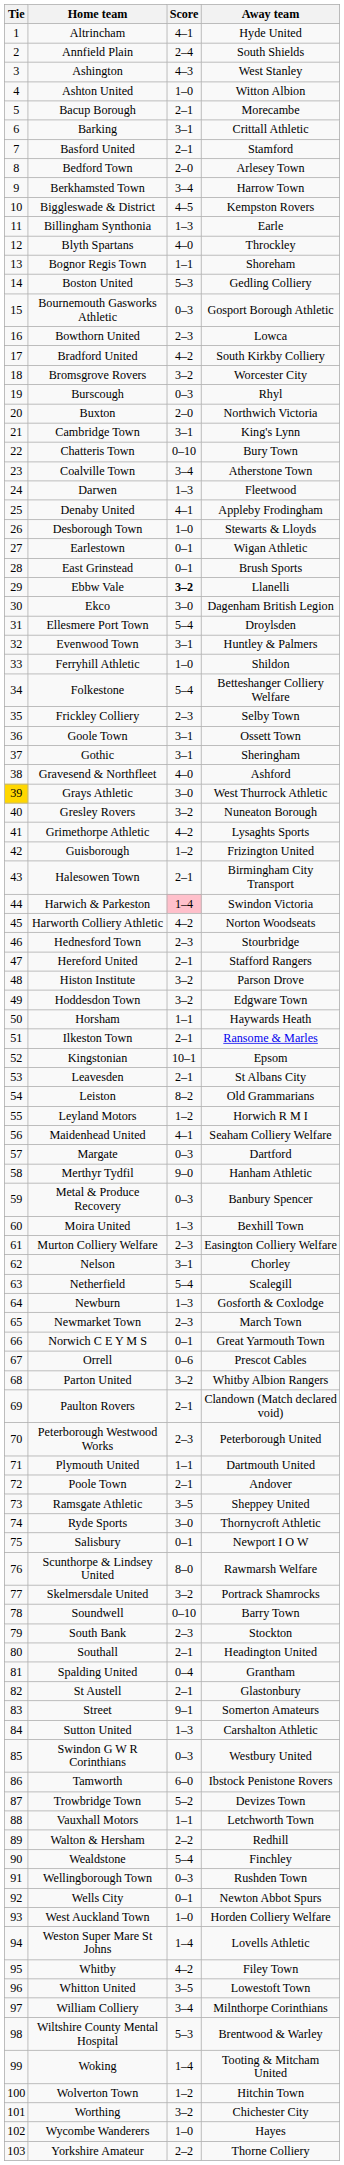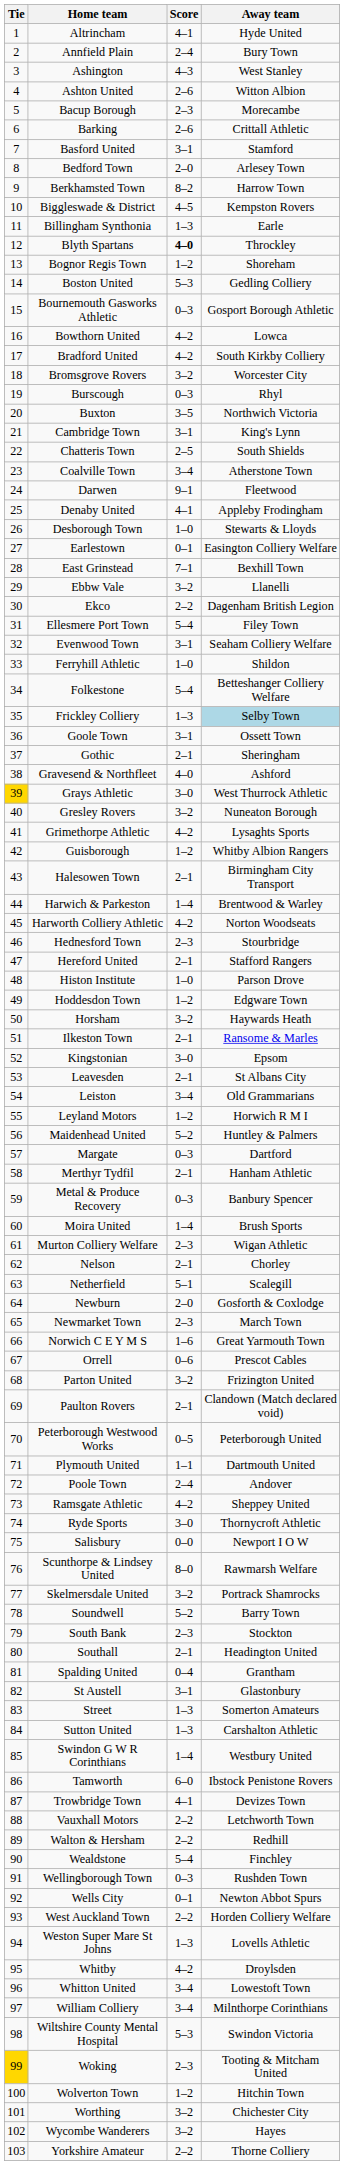(271, 52) South Shields -> (271, 52) Bury Town
(184, 91) 1–0 -> (184, 91) 2–6
(184, 110) 2–1 -> (184, 110) 2–3
(184, 129) 3–1 -> (184, 129) 2–6
(184, 149) 2–1 -> (184, 149) 3–1
(184, 187) 3–4 -> (184, 187) 8–2
(184, 245) normal -> (184, 245) bold
(184, 264) 1–1 -> (184, 264) 1–2
(184, 336) 2–3 -> (184, 336) 4–2
(184, 413) 2–0 -> (184, 413) 3–5
(184, 452) 0–10 -> (184, 452) 2–5
(271, 452) Bury Town -> (271, 452) South Shields
(184, 490) 1–3 -> (184, 490) 9–1
(271, 548) Wigan Athletic -> (271, 548) Easington Colliery Welfare
(184, 567) 0–1 -> (184, 567) 7–1
(271, 567) Brush Sports -> (271, 567) Bexhill Town
(184, 587) bold -> (184, 587) normal
(184, 606) 3–0 -> (184, 606) 2–2
(271, 625) Droylsden -> (271, 625) Filey Town
(271, 644) Huntley & Palmers -> (271, 644) Seaham Colliery Welfare
(184, 716) 2–3 -> (184, 716) 1–3
(271, 716) no background -> (271, 716) lightblue background
(184, 755) 3–1 -> (184, 755) 2–1
(271, 851) Frizington United -> (271, 851) Whitby Albion Rangers
(184, 903) pink background -> (184, 903) no background
(271, 903) Swindon Victoria -> (271, 903) Brentwood & Warley
(184, 980) 3–2 -> (184, 980) 1–0
(184, 1000) 3–2 -> (184, 1000) 1–2
(184, 1019) 1–1 -> (184, 1019) 3–2
(184, 1058) 10–1 -> (184, 1058) 3–0
(184, 1096) 8–2 -> (184, 1096) 3–4
(184, 1135) 4–1 -> (184, 1135) 5–2
(271, 1135) Seaham Colliery Welfare -> (271, 1135) Huntley & Palmers
(184, 1173) 9–0 -> (184, 1173) 2–1
(184, 1225) 1–3 -> (184, 1225) 1–4
(271, 1225) Bexhill Town -> (271, 1225) Brush Sports
(271, 1245) Easington Colliery Welfare -> (271, 1245) Wigan Athletic
(184, 1264) 3–1 -> (184, 1264) 2–1
(184, 1283) 5–4 -> (184, 1283) 5–1
(184, 1303) 1–3 -> (184, 1303) 2–0
(184, 1341) 0–1 -> (184, 1341) 1–6
(271, 1380) Whitby Albion Rangers -> (271, 1380) Frizington United
(184, 1439) 2–3 -> (184, 1439) 0–5
(184, 1484) 2–1 -> (184, 1484) 2–4
(184, 1504) 3–5 -> (184, 1504) 4–2
(184, 1542) 0–1 -> (184, 1542) 0–0
(184, 1614) 0–10 -> (184, 1614) 5–2
(184, 1691) 2–1 -> (184, 1691) 3–1
(184, 1710) 9–1 -> (184, 1710) 1–3
(184, 1755) 0–3 -> (184, 1755) 1–4
(184, 1801) 5–2 -> (184, 1801) 4–1
(184, 1820) 1–1 -> (184, 1820) 2–2
(184, 1917) 1–0 -> (184, 1917) 2–2
(184, 1943) 1–4 -> (184, 1943) 1–3
(271, 1969) Filey Town -> (271, 1969) Droylsden
(184, 1988) 3–5 -> (184, 1988) 3–4
(271, 2034) Brentwood & Warley -> (271, 2034) Swindon Victoria
(16, 2066) no background -> (16, 2066) gold background
(184, 2066) 1–4 -> (184, 2066) 2–3
(184, 2131) 1–0 -> (184, 2131) 3–2
